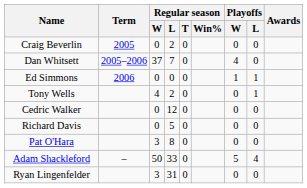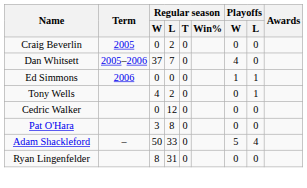- row: (51, 126)
(157, 175) 3 -> (157, 158) 8
